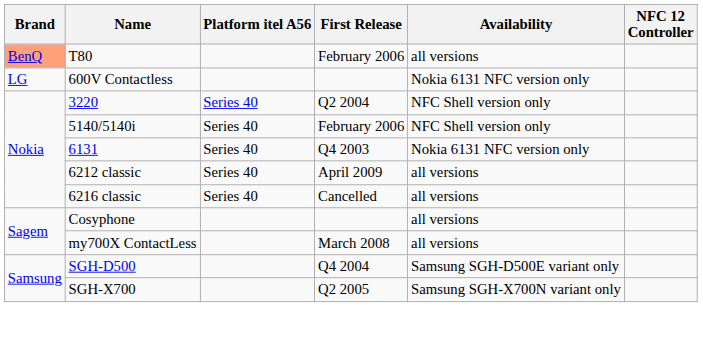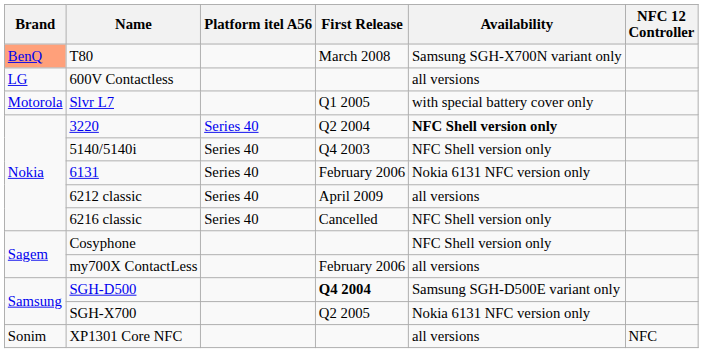(361, 56) February 2006 -> (355, 56) March 2008
(445, 56) all versions -> (517, 56) Samsung SGH-X700N variant only
(500, 79) Nokia 6131 NFC version only -> (446, 79) all versions
+ row: (92, 102)
(481, 102) normal -> (485, 126) bold
(361, 126) February 2006 -> (344, 149) Q4 2003
(344, 149) Q4 2003 -> (362, 172) February 2006
(445, 196) all versions -> (482, 219) NFC Shell version only
(445, 219) all versions -> (482, 242) NFC Shell version only
(354, 242) March 2008 -> (362, 266) February 2006
(344, 266) normal -> (345, 289) bold
(516, 289) Samsung SGH-X700N variant only -> (501, 312) Nokia 6131 NFC version only
+ row: (126, 336)
